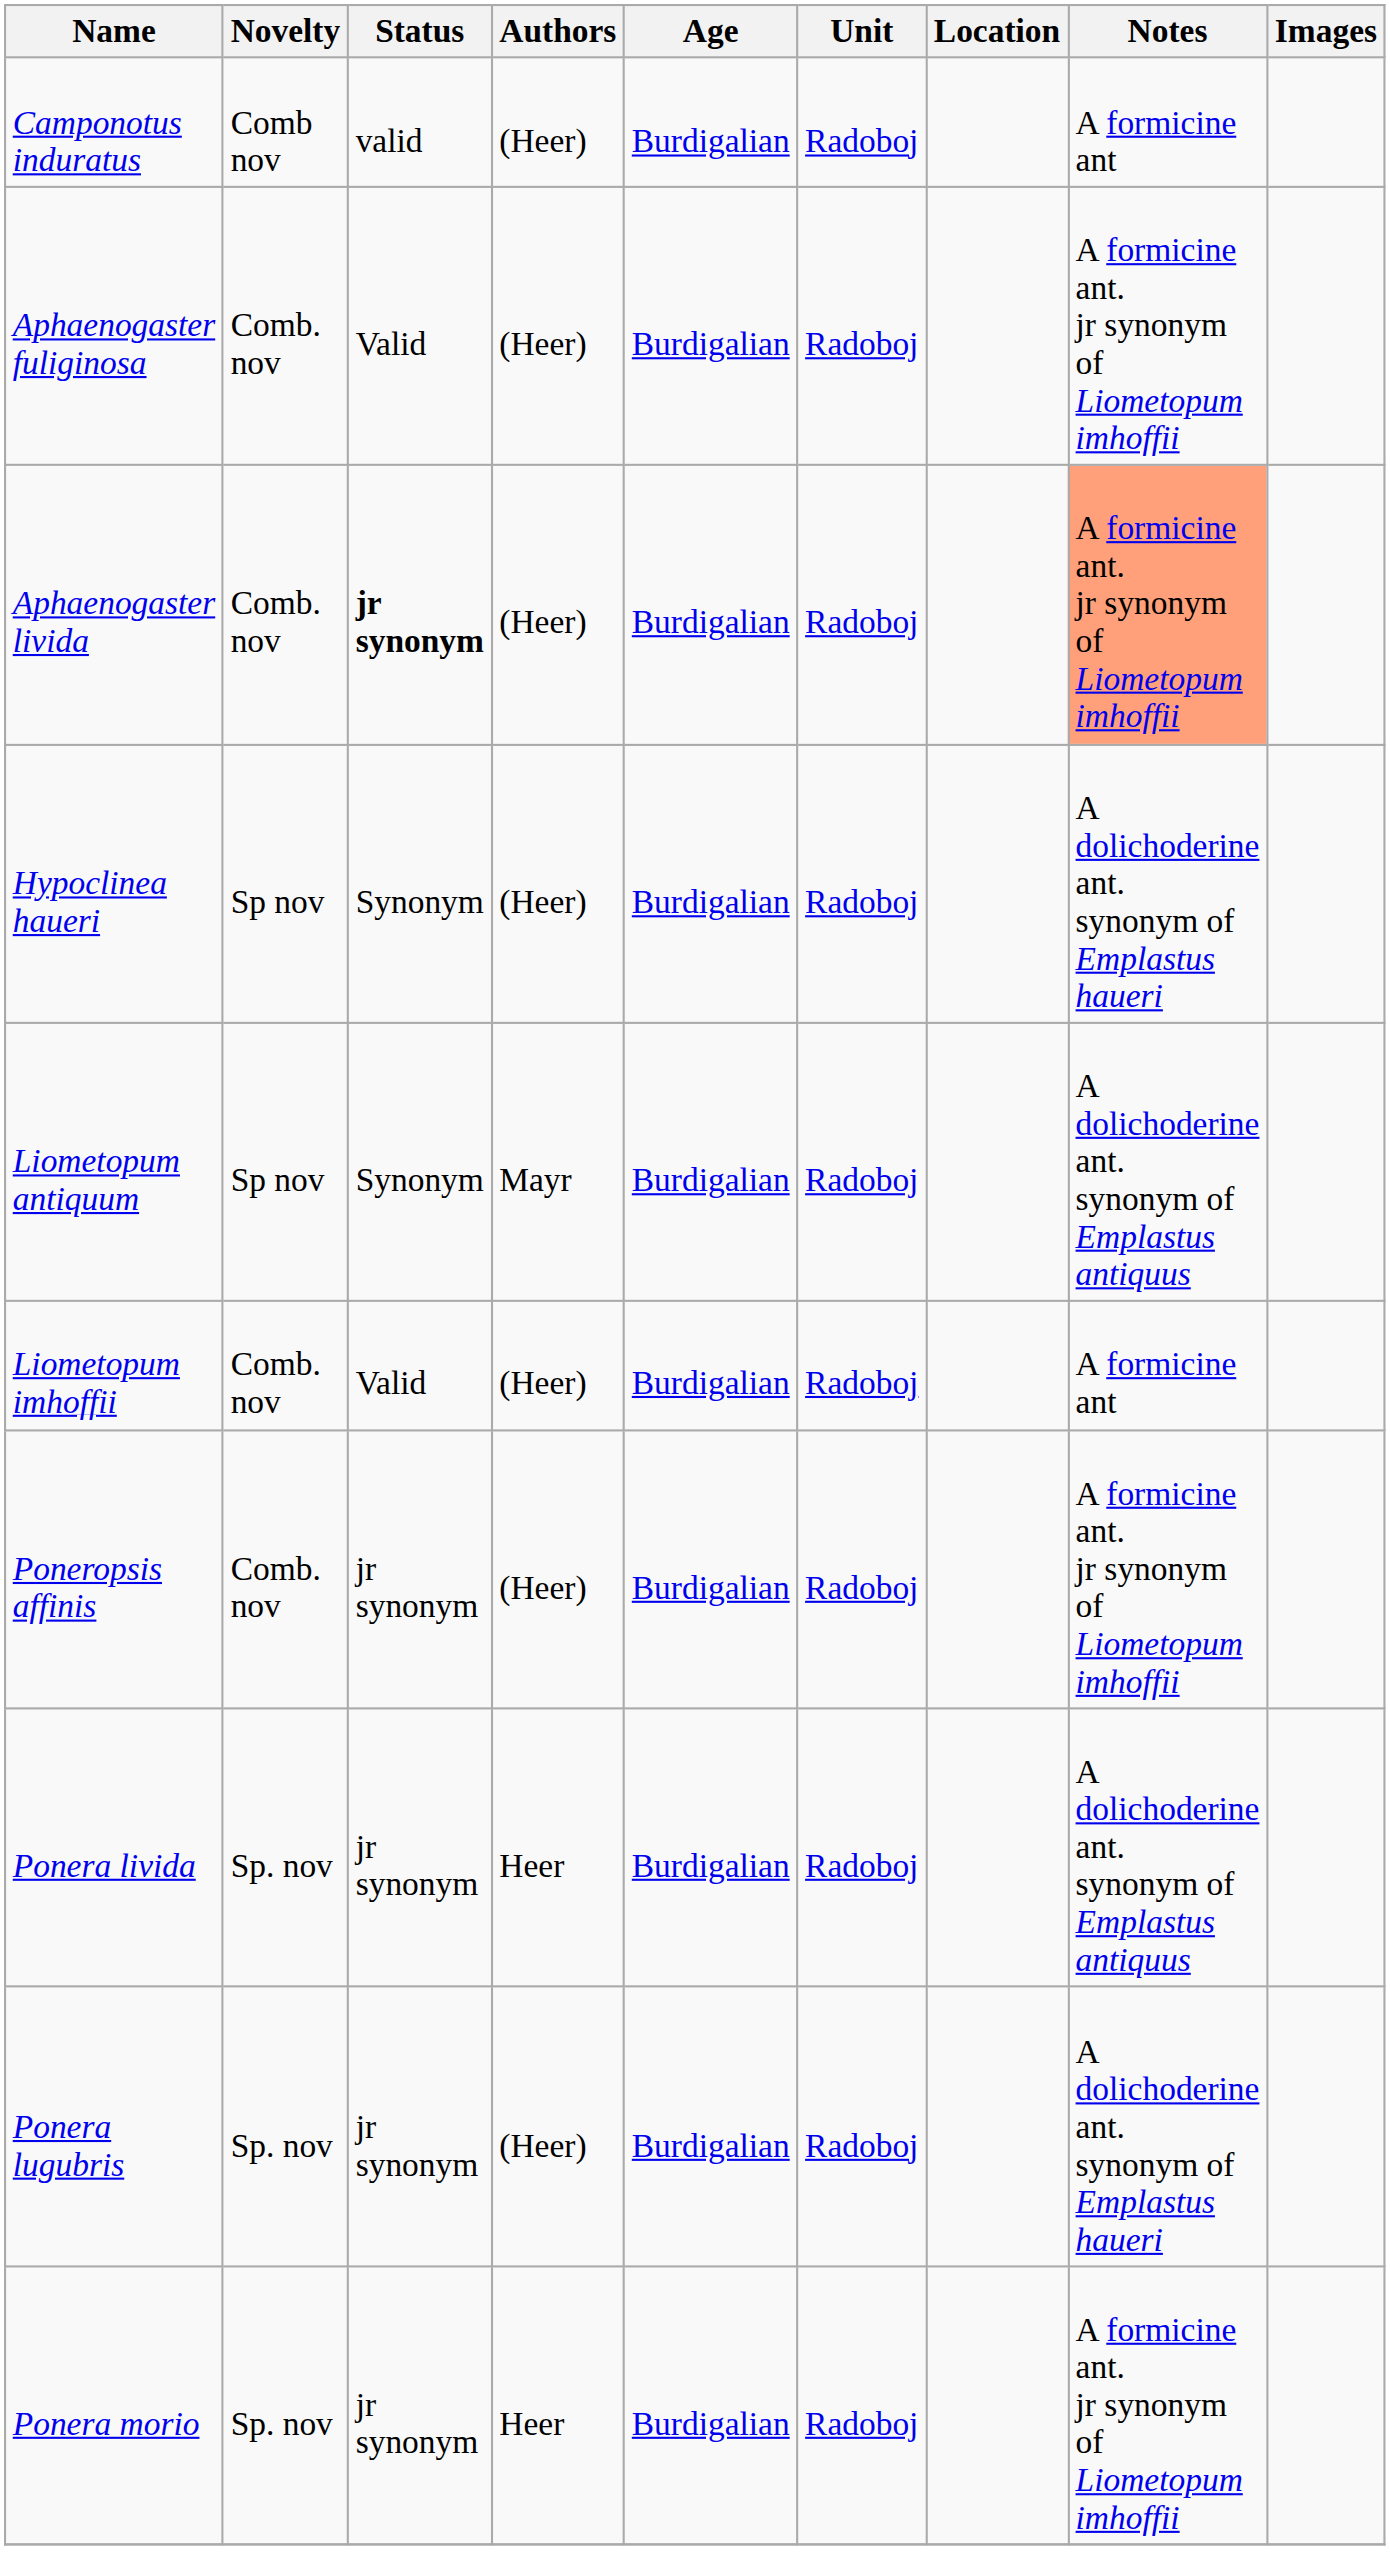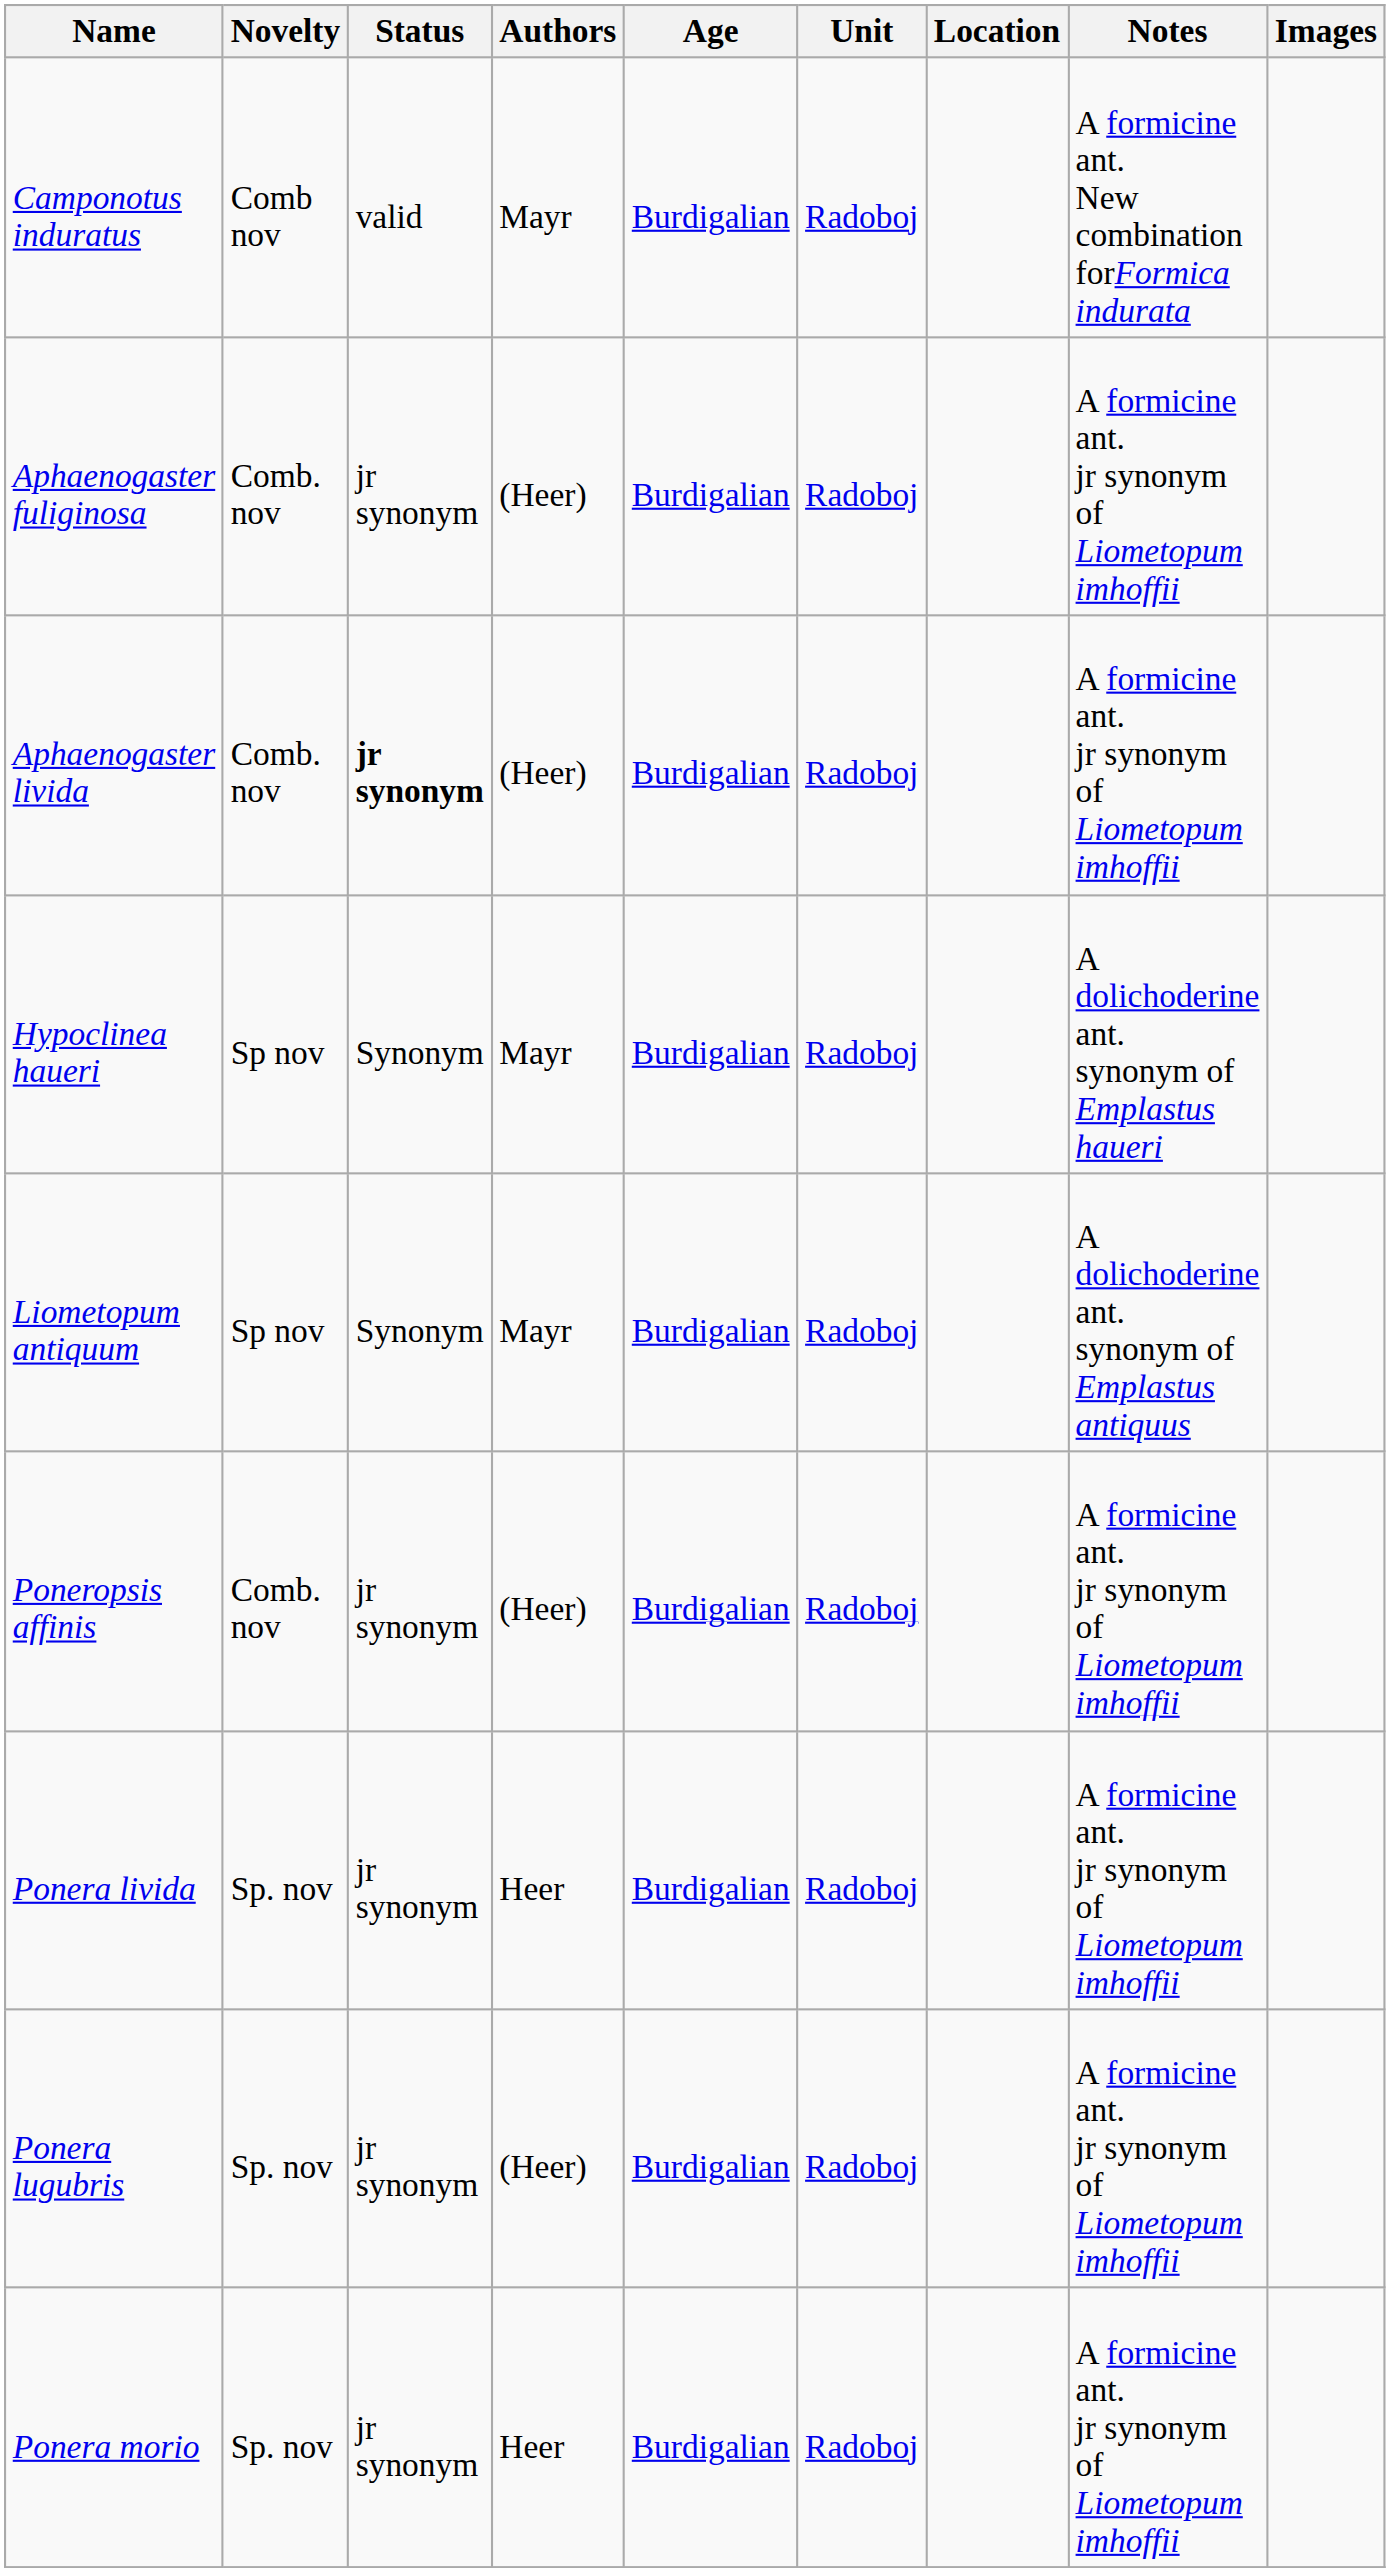(543, 140) (Heer) -> (536, 215) Mayr
(1156, 140) A formicine ant -> (1159, 215) A formicine ant. New combination forFormica indurata
(391, 343) Valid -> (417, 494) jr synonym
(1159, 622) lightsalmon background -> (1159, 773) no background
(543, 901) (Heer) -> (536, 1051) Mayr
- row: (96, 1383)
(1168, 1866) A dolichoderine ant. synonym of Emplastus antiquus -> (1159, 1888) A formicine ant. jr synonym of Liometopum imhoffii
(1168, 2144) A dolichoderine ant. synonym of Emplastus haueri -> (1159, 2166) A formicine ant. jr synonym of Liometopum imhoffii
